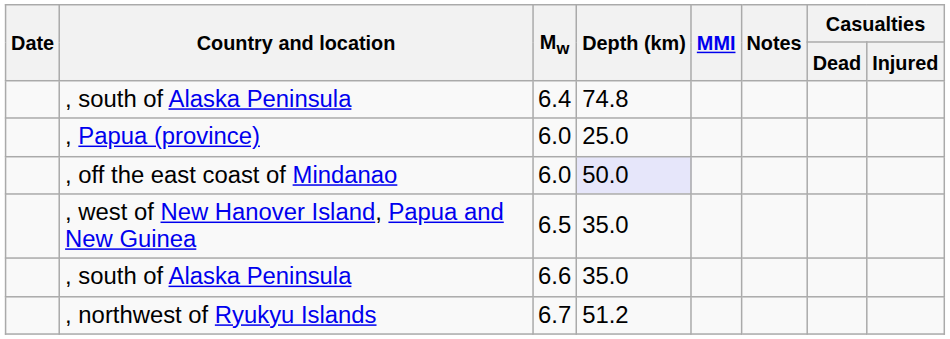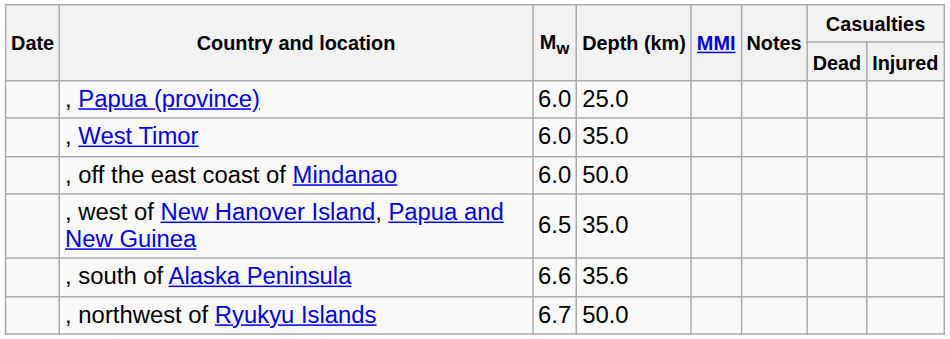- row: (208, 99)
+ row: (132, 136)
(605, 174) lavender background -> (605, 174) no background
(605, 277) 35.0 -> (605, 277) 35.6
(605, 314) 51.2 -> (605, 314) 50.0
